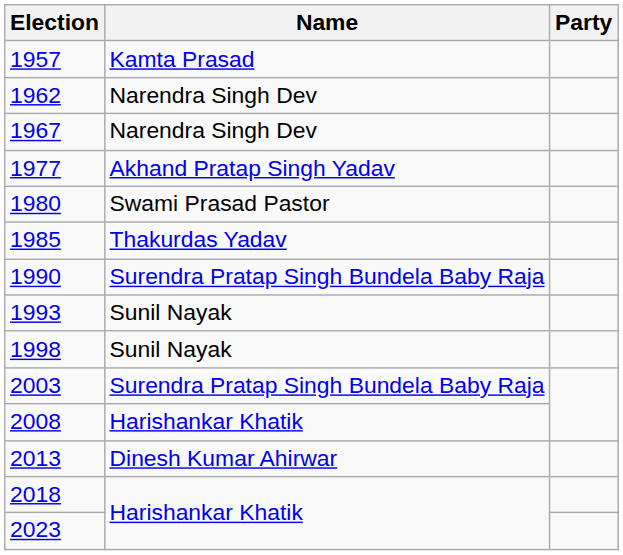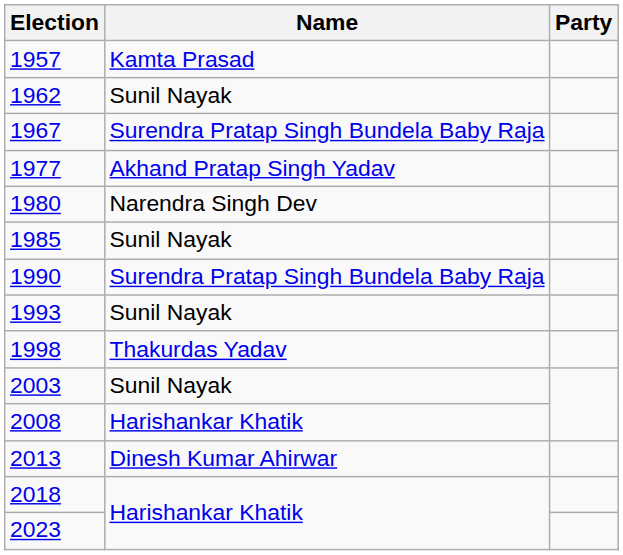(213, 95) Narendra Singh Dev -> (171, 95) Sunil Nayak
(213, 131) Narendra Singh Dev -> (327, 131) Surendra Pratap Singh Bundela Baby Raja
(220, 204) Swami Prasad Pastor -> (213, 204) Narendra Singh Dev
(198, 240) Thakurdas Yadav -> (171, 240) Sunil Nayak
(171, 349) Sunil Nayak -> (198, 349) Thakurdas Yadav
(327, 385) Surendra Pratap Singh Bundela Baby Raja -> (171, 385) Sunil Nayak
